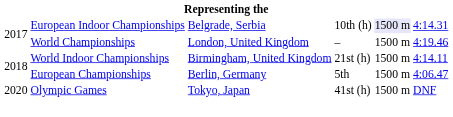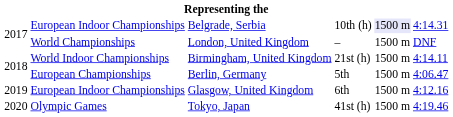(431, 42) 4:19.46 -> (425, 42) DNF
+ row: (251, 90)
(425, 90) DNF -> (431, 106) 4:19.46
